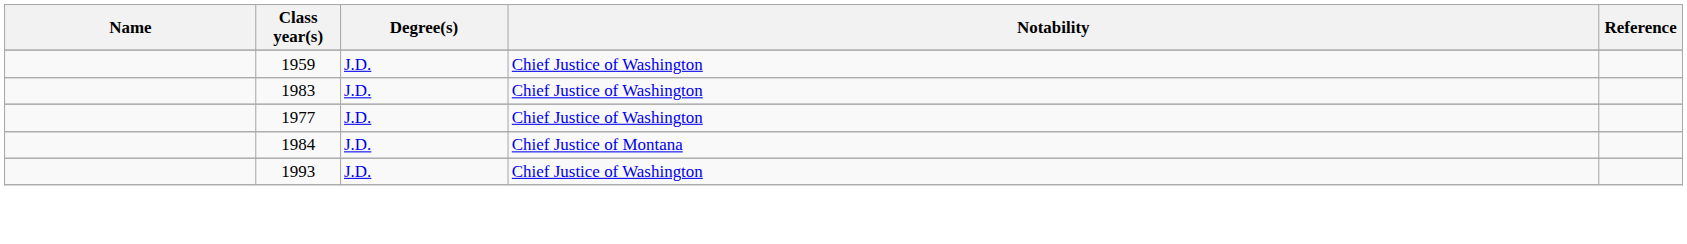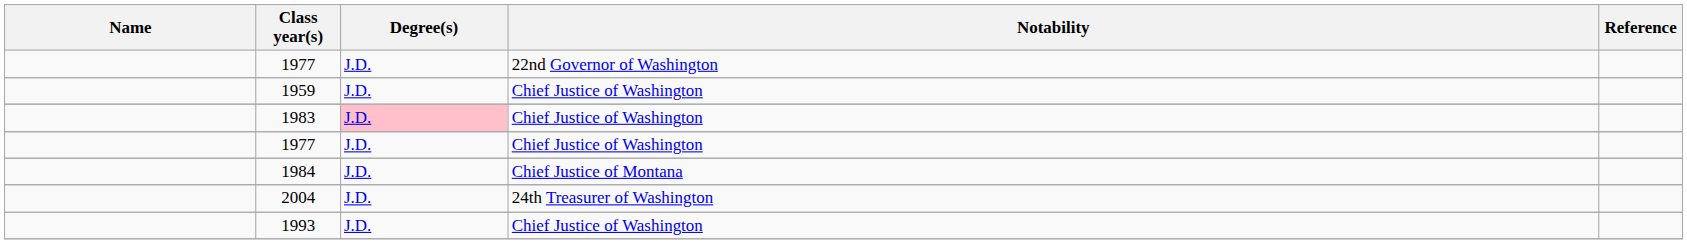+ row: (298, 63)
(358, 90) no background -> (358, 117) pink background
+ row: (298, 198)
